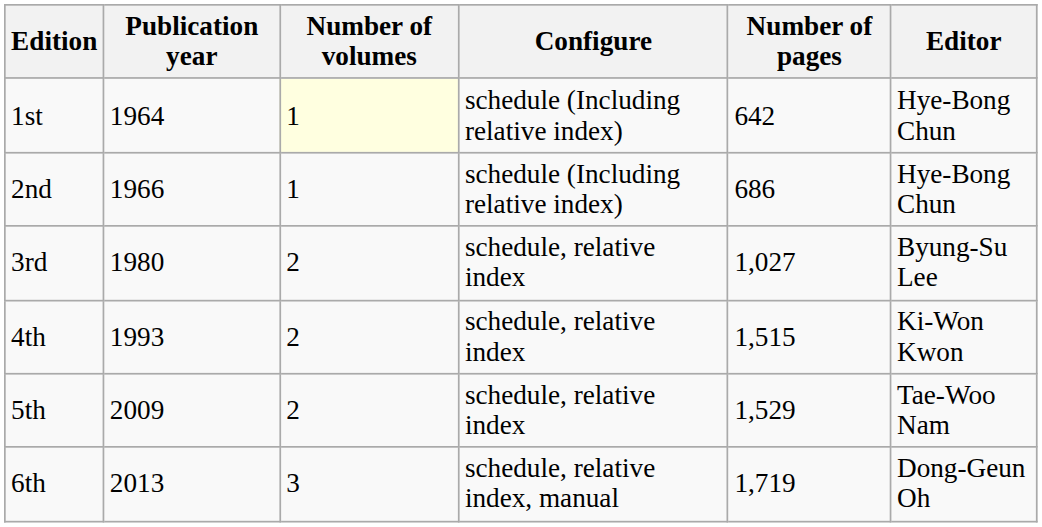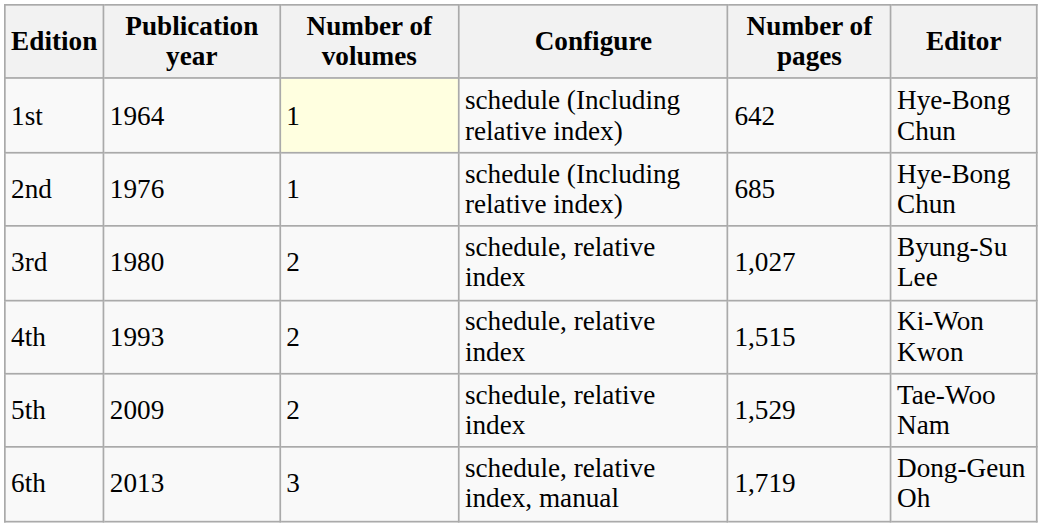(137, 188) 1966 -> (137, 188) 1976
(755, 188) 686 -> (755, 188) 685
